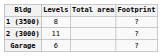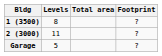(56, 45) 6 -> (56, 45) 5
